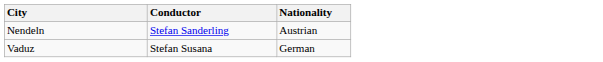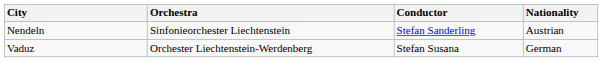+ column: (174, 13)
